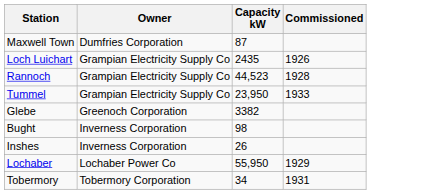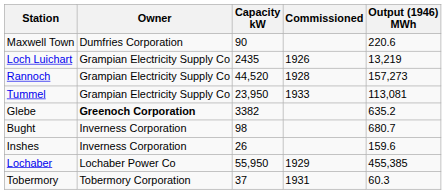+ column: (403, 19)
(241, 42) 87 -> (241, 42) 90
(252, 77) 44,523 -> (252, 77) 44,520
(133, 111) normal -> (137, 111) bold
(241, 180) 34 -> (241, 180) 37
